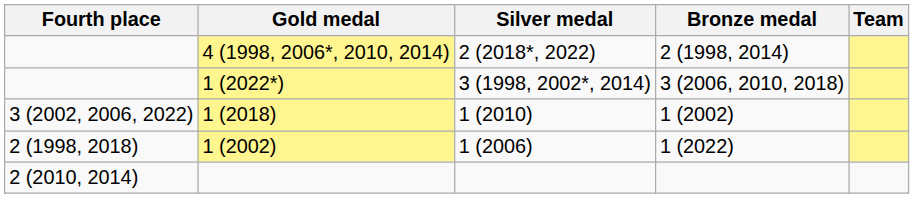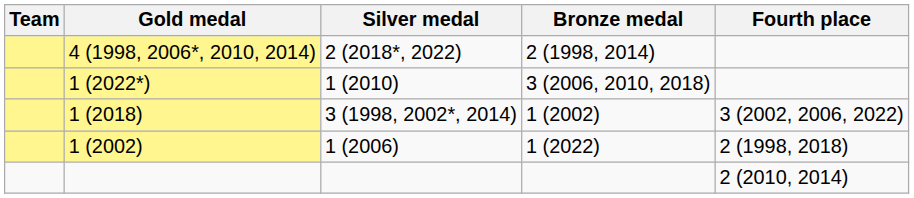columns swapped: (878, 20) <-> (101, 20)
(555, 83) 3 (1998, 2002*, 2014) -> (362, 83) 1 (2010)
(496, 114) 1 (2010) -> (421, 114) 3 (1998, 2002*, 2014)
